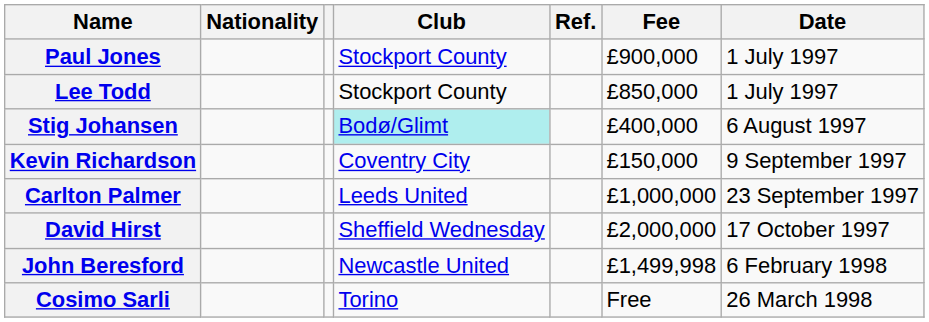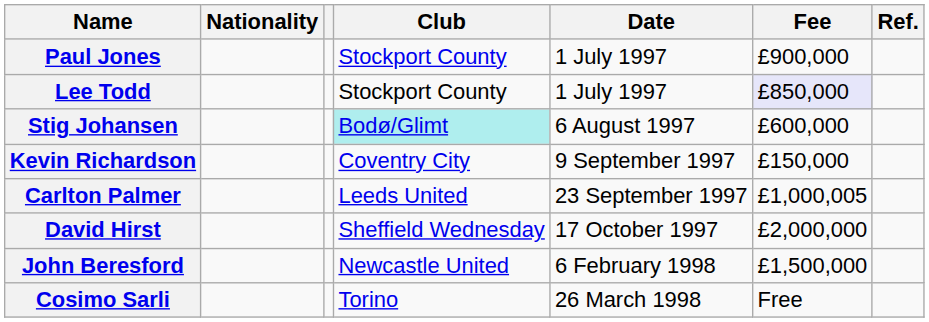columns swapped: (823, 21) <-> (576, 21)
(652, 91) no background -> (803, 91) lavender background
(652, 126) £400,000 -> (803, 126) £600,000
(661, 195) £1,000,000 -> (812, 195) £1,000,005
(661, 265) £1,499,998 -> (812, 265) £1,500,000
